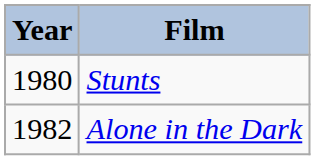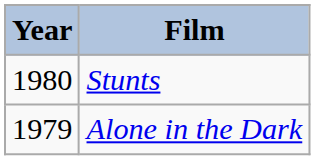(42, 129) 1982 -> (42, 129) 1979
